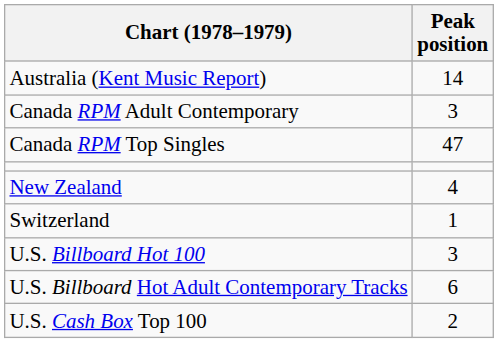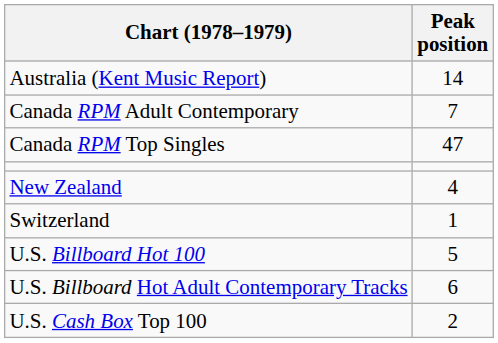(453, 111) 3 -> (453, 111) 7
(453, 253) 3 -> (453, 253) 5
